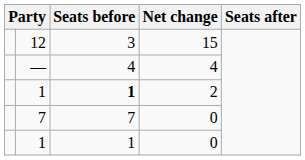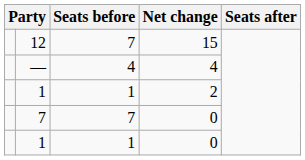(131, 42) 3 -> (131, 42) 7
(131, 92) bold -> (131, 92) normal
